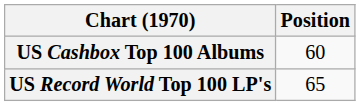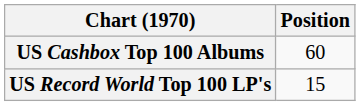(315, 84) 65 -> (315, 84) 15
